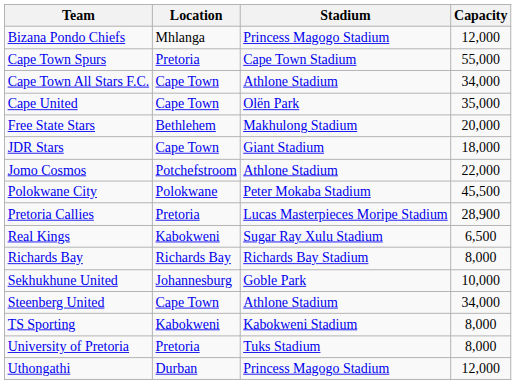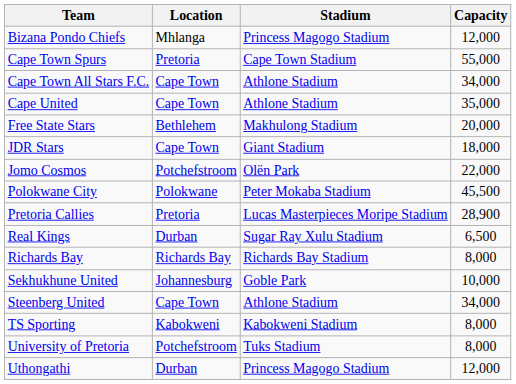(271, 103) Olën Park -> (291, 103) Athlone Stadium
(291, 170) Athlone Stadium -> (271, 170) Olën Park
(188, 236) Kabokweni -> (176, 236) Durban
(178, 346) Pretoria -> (196, 346) Potchefstroom
